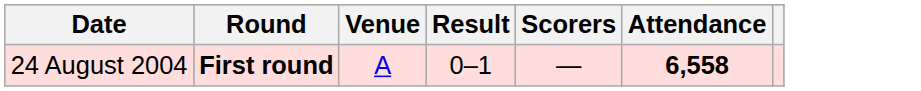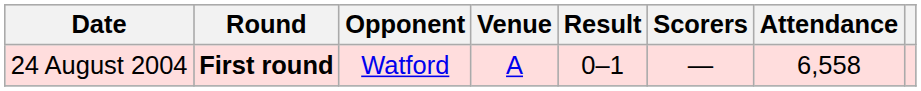+ column: (405, 24)
(697, 65) bold -> (829, 65) normal
